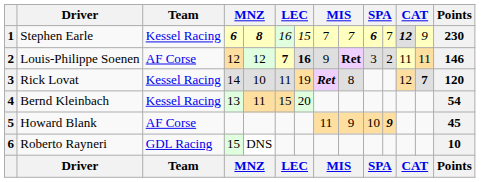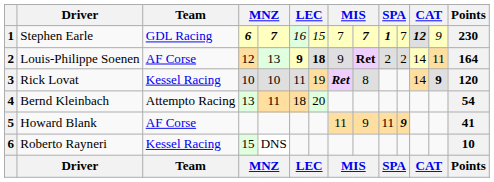(183, 36) Kessel Racing -> (179, 36) GDL Racing
(259, 36) 8 -> (274, 36) 7
(351, 36) normal -> (366, 36) bold
(374, 36) 6 -> (388, 36) 1
(259, 57) 12 -> (274, 57) 13
(285, 57) 7 -> (299, 57) 9
(304, 57) 16 -> (319, 57) 18
(374, 57) 3 -> (388, 57) 2
(405, 57) 11 -> (419, 57) 14
(454, 57) 146 -> (468, 57) 164
(233, 79) 14 -> (248, 79) 10
(405, 79) 12 -> (419, 79) 14
(424, 79) 7 -> (438, 79) 9
(183, 101) Kessel Racing -> (190, 101) Attempto Racing
(285, 101) 15 -> (299, 101) 18
(374, 122) 10 -> (388, 122) 11
(454, 122) 45 -> (468, 122) 41
(179, 144) GDL Racing -> (183, 144) Kessel Racing
